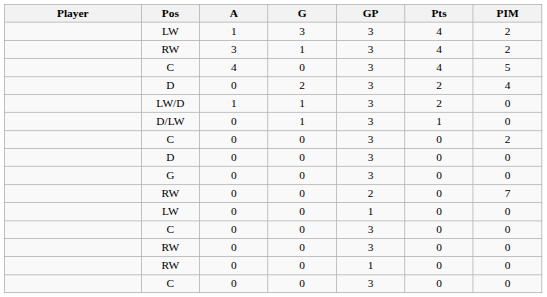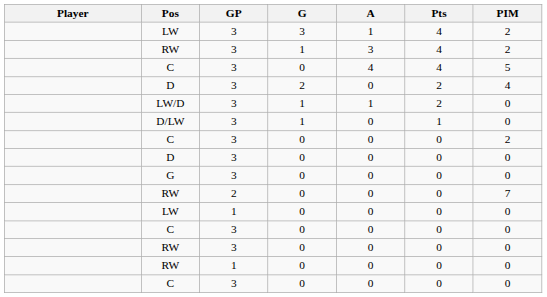columns swapped: (371, 13) <-> (234, 13)
